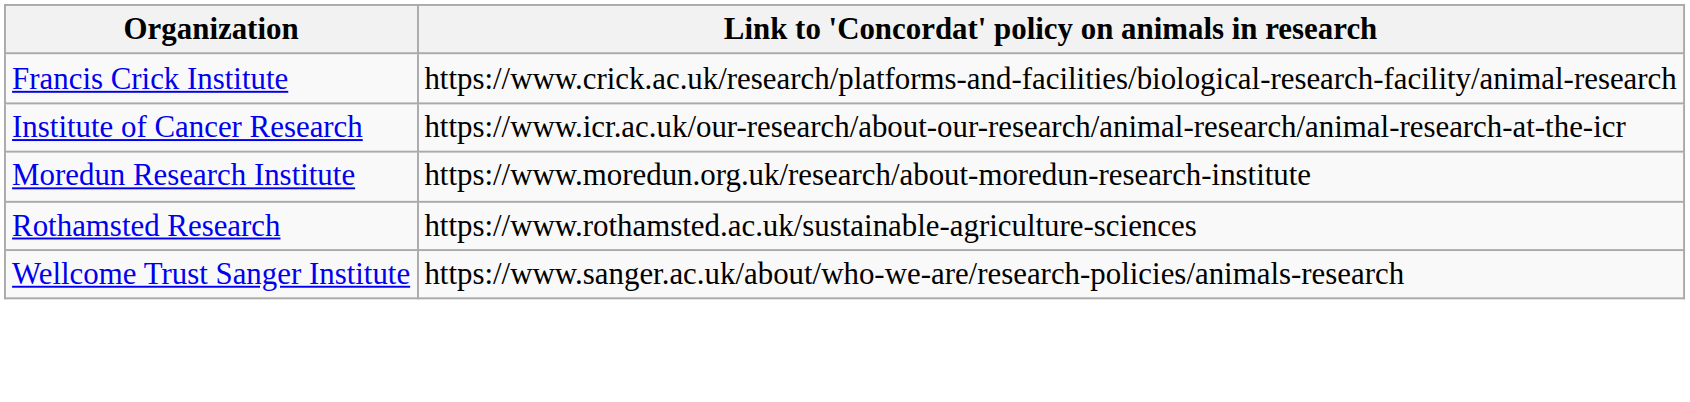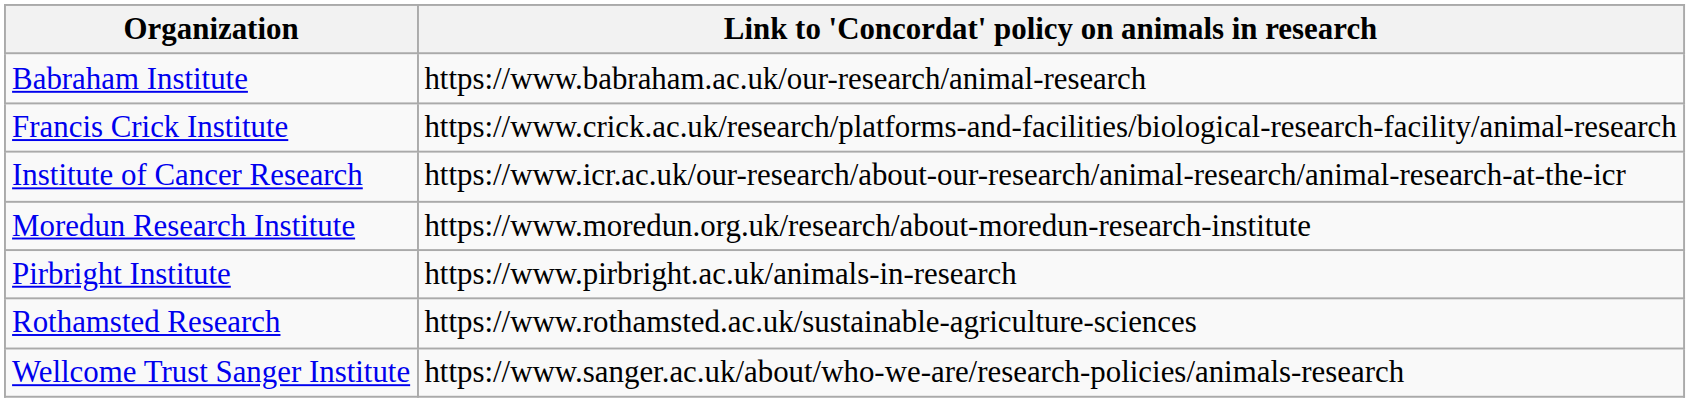+ row: (130, 77)
+ row: (121, 273)
